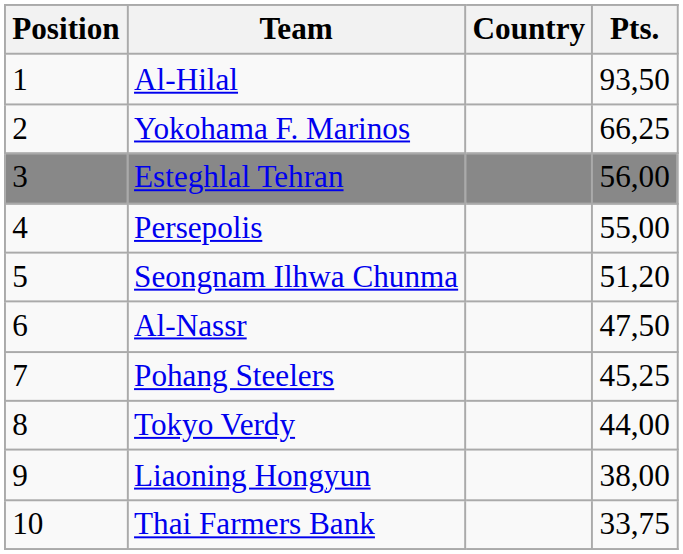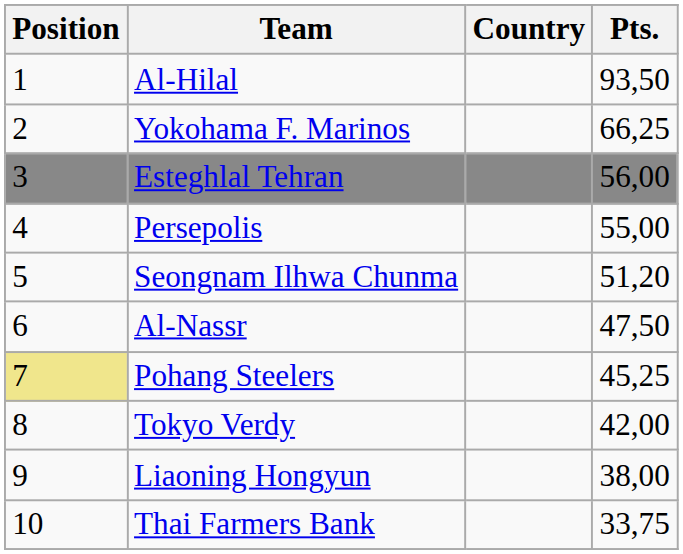(20, 375) no background -> (20, 375) khaki background
(635, 425) 44,00 -> (635, 425) 42,00
